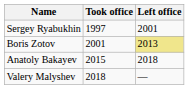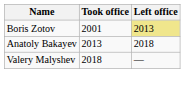- row: (44, 28)
(96, 60) 2015 -> (92, 44) 2013
